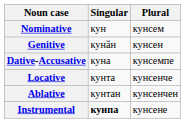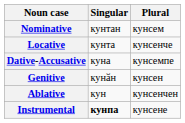(98, 28) кун -> (105, 28) кунтан
rows swapped: (46, 45) <-> (46, 77)
(105, 93) кунтан -> (98, 93) кун
